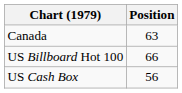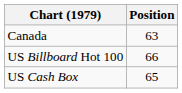(152, 77) 56 -> (152, 77) 65
